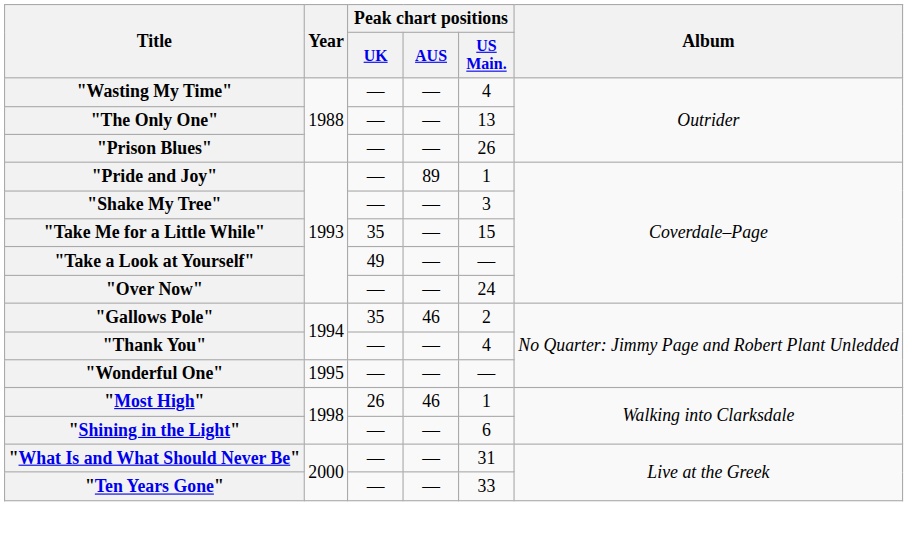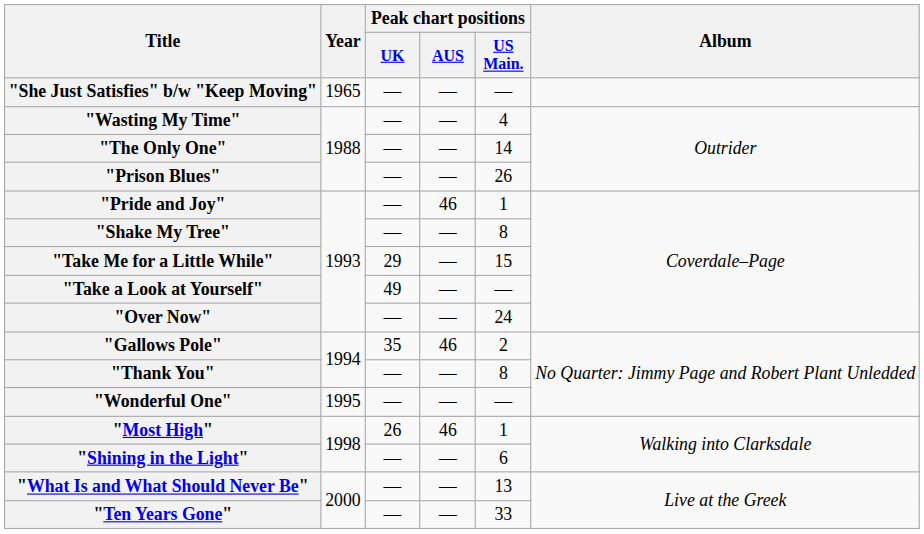+ row: (163, 91)
(486, 120) 13 -> (503, 148) 14
(431, 176) 89 -> (448, 204) 46
(486, 204) 3 -> (503, 232) 8
(376, 232) 35 -> (392, 260) 29
(486, 345) 4 -> (503, 373) 8
(486, 458) 31 -> (503, 486) 13
